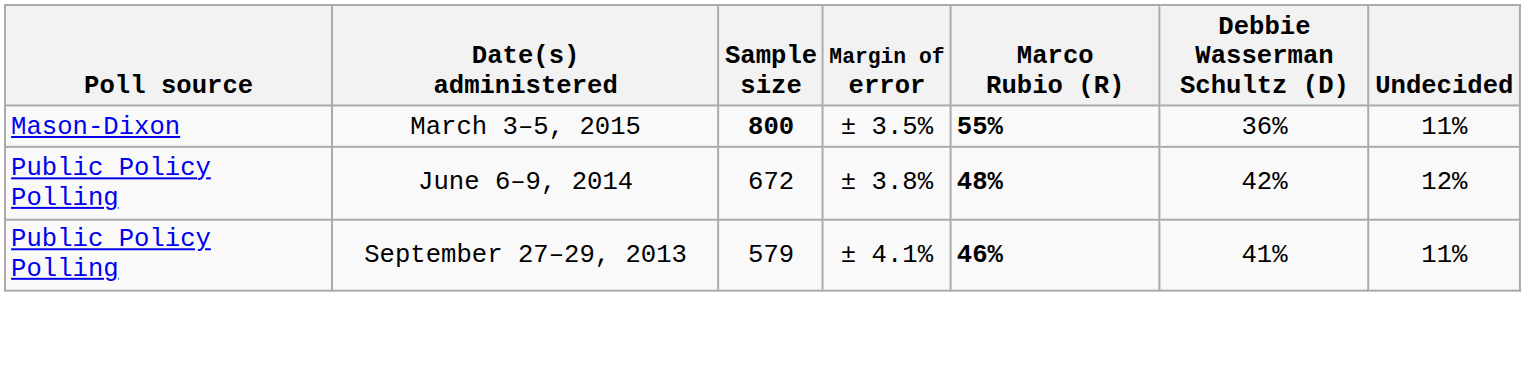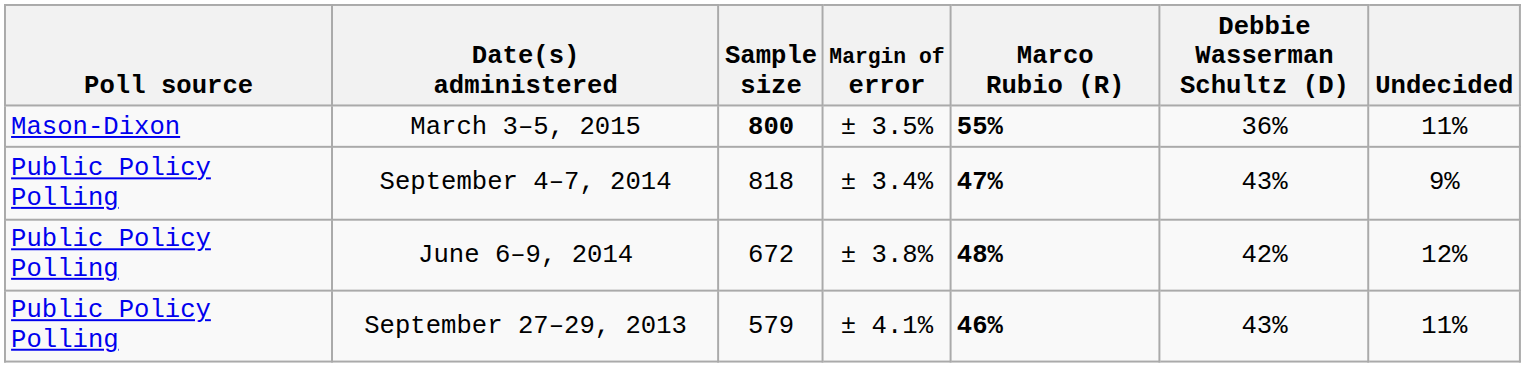+ row: (526, 183)
(1264, 254) 41% -> (1264, 326) 43%
